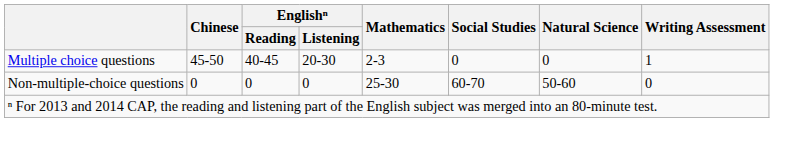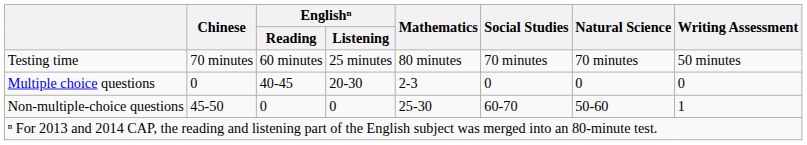+ row: (43, 60)
(207, 60) 45-50 -> (194, 83) 0
(649, 60) 1 -> (681, 83) 0
(194, 83) 0 -> (207, 106) 45-50
(649, 83) 0 -> (681, 106) 1
